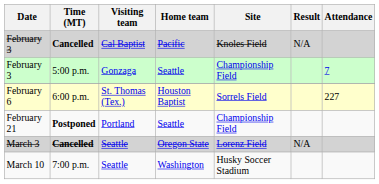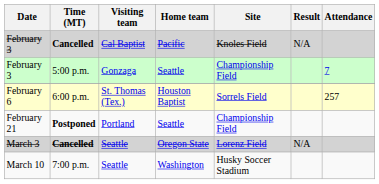(332, 97) 227 -> (332, 97) 257
